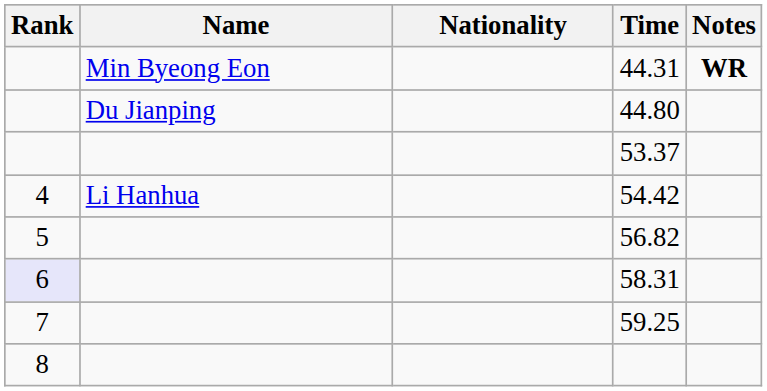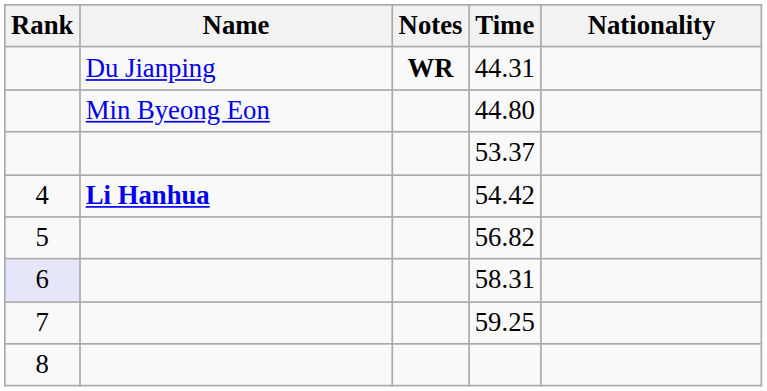columns swapped: (503, 25) <-> (724, 25)
(178, 68) Min Byeong Eon -> (151, 68) Du Jianping
(151, 110) Du Jianping -> (178, 110) Min Byeong Eon
(142, 195) normal -> (148, 195) bold
